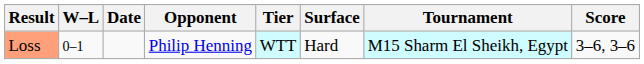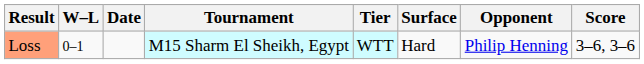columns swapped: (468, 17) <-> (200, 17)
